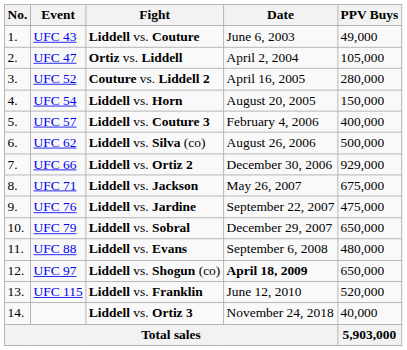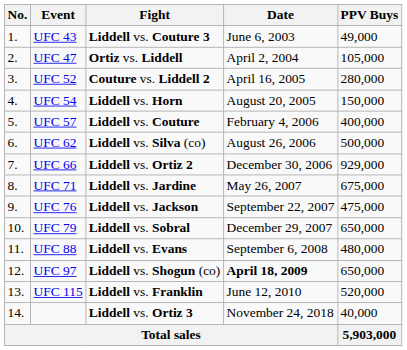(144, 36) Liddell vs. Couture -> (149, 36) Liddell vs. Couture 3
(149, 121) Liddell vs. Couture 3 -> (144, 121) Liddell vs. Couture
(144, 185) Liddell vs. Jackson -> (142, 185) Liddell vs. Jardine
(142, 206) Liddell vs. Jardine -> (144, 206) Liddell vs. Jackson
